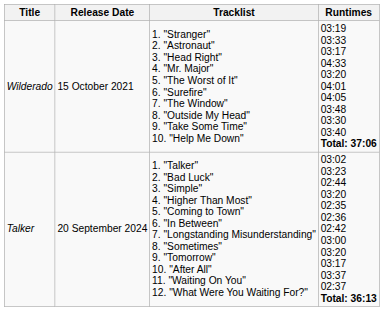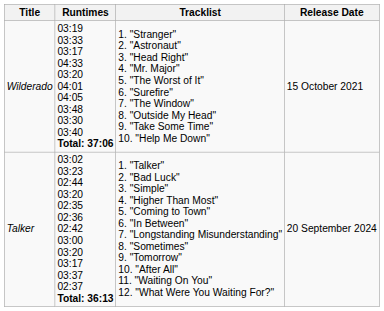columns swapped: (102, 12) <-> (349, 12)
